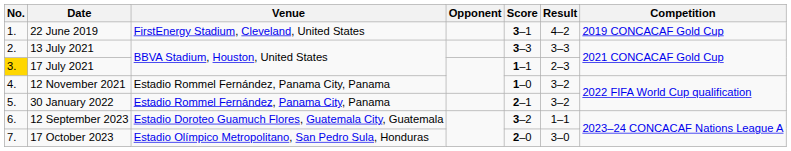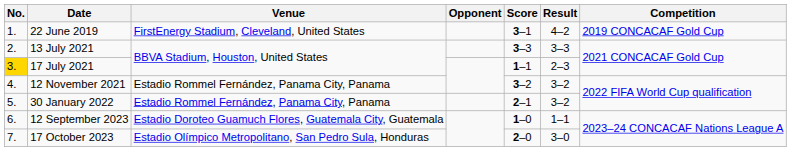(522, 84) 1–0 -> (522, 84) 3–2
(522, 119) 3–2 -> (522, 119) 1–0
